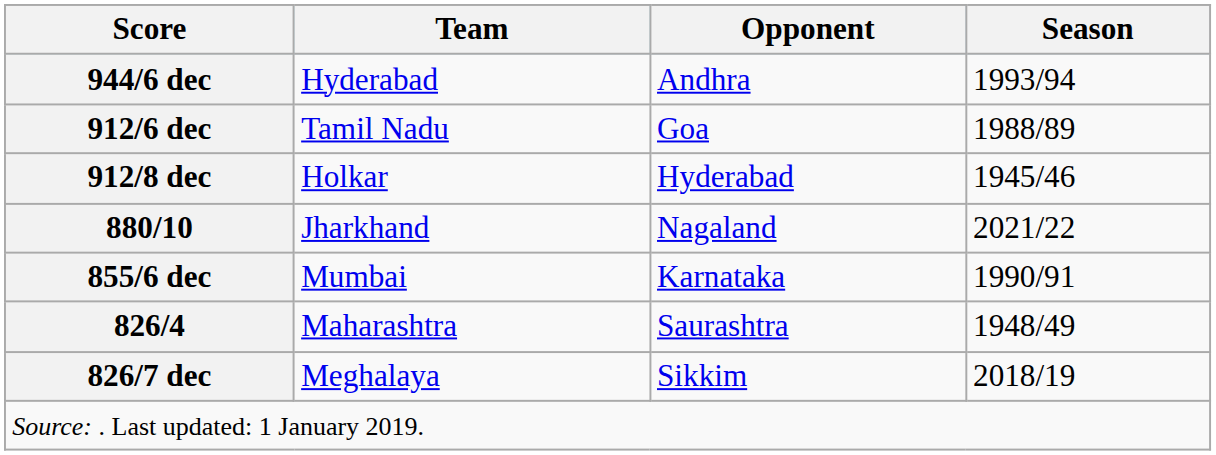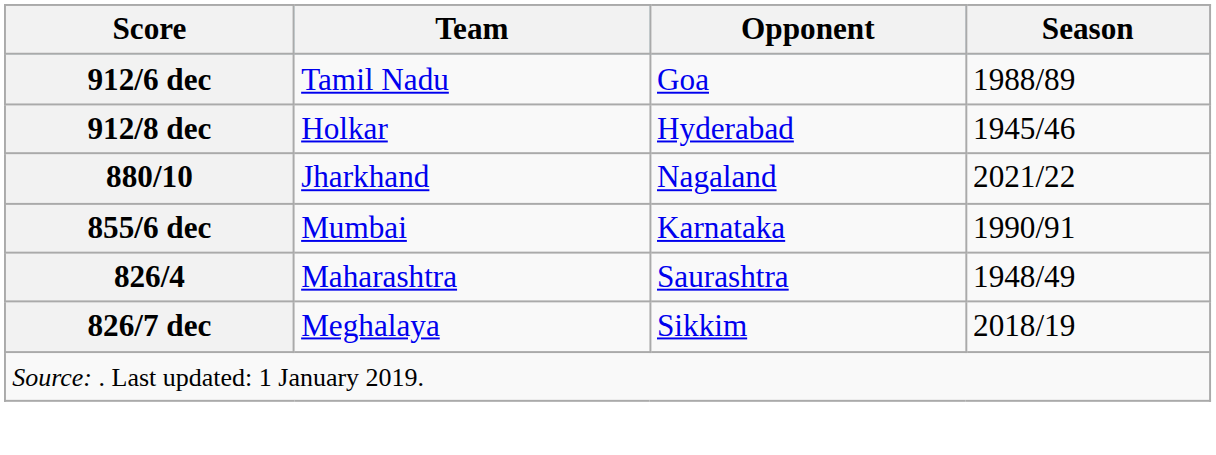- row: (149, 78)
